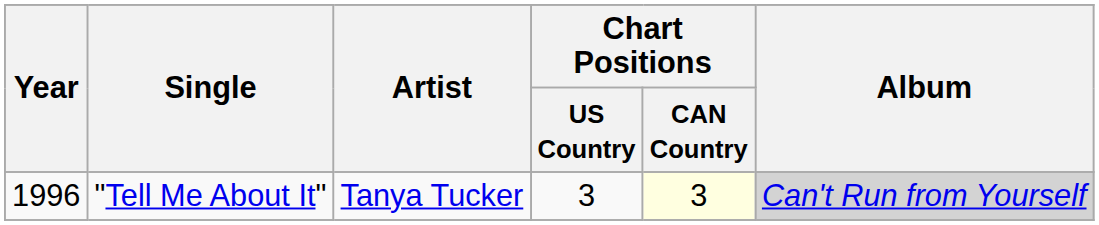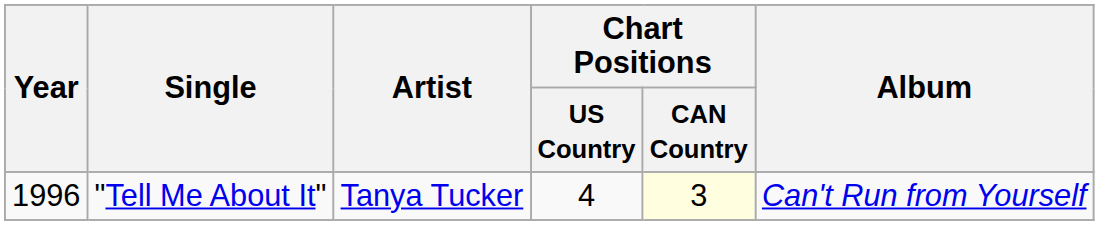(586, 195) 3 -> (586, 195) 4
(924, 195) lightgrey background -> (924, 195) no background
